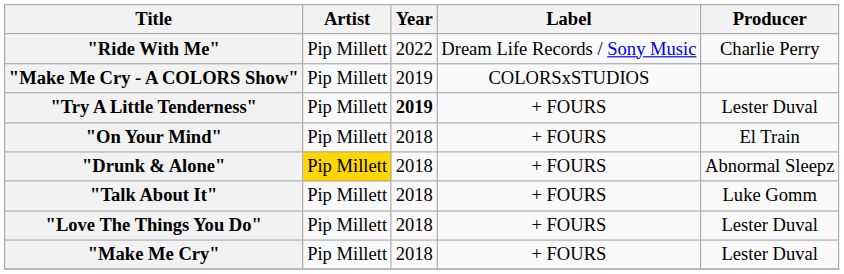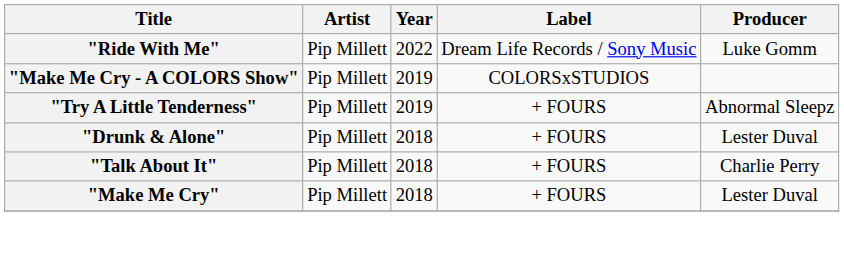(770, 48) Charlie Perry -> (770, 48) Luke Gomm
(414, 107) bold -> (414, 107) normal
(770, 107) Lester Duval -> (770, 107) Abnormal Sleepz
- row: (154, 136)
(347, 166) gold background -> (347, 136) no background
(770, 166) Abnormal Sleepz -> (770, 136) Lester Duval
(770, 195) Luke Gomm -> (770, 166) Charlie Perry
- row: (154, 225)
